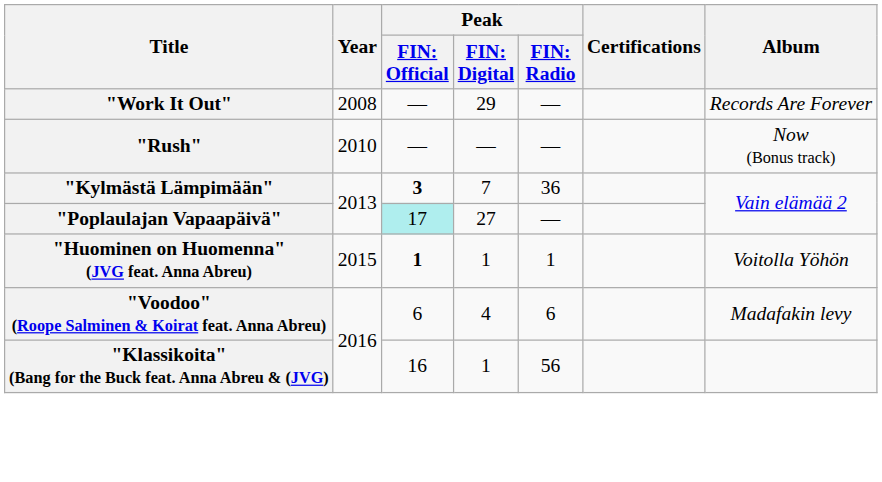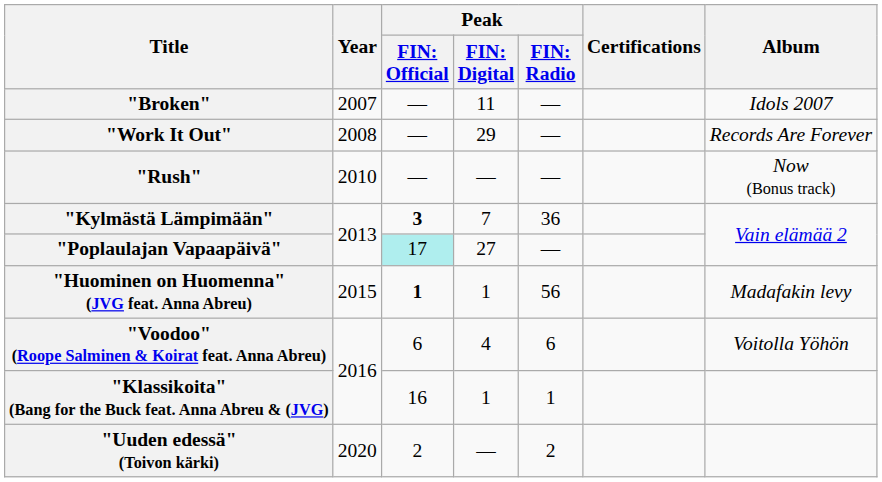+ row: (169, 103)
(551, 260) 1 -> (551, 291) 56
(791, 260) Voitolla Yöhön -> (791, 291) Madafakin levy
(791, 313) Madafakin levy -> (791, 344) Voitolla Yöhön
(551, 366) 56 -> (551, 397) 1
+ row: (169, 450)
